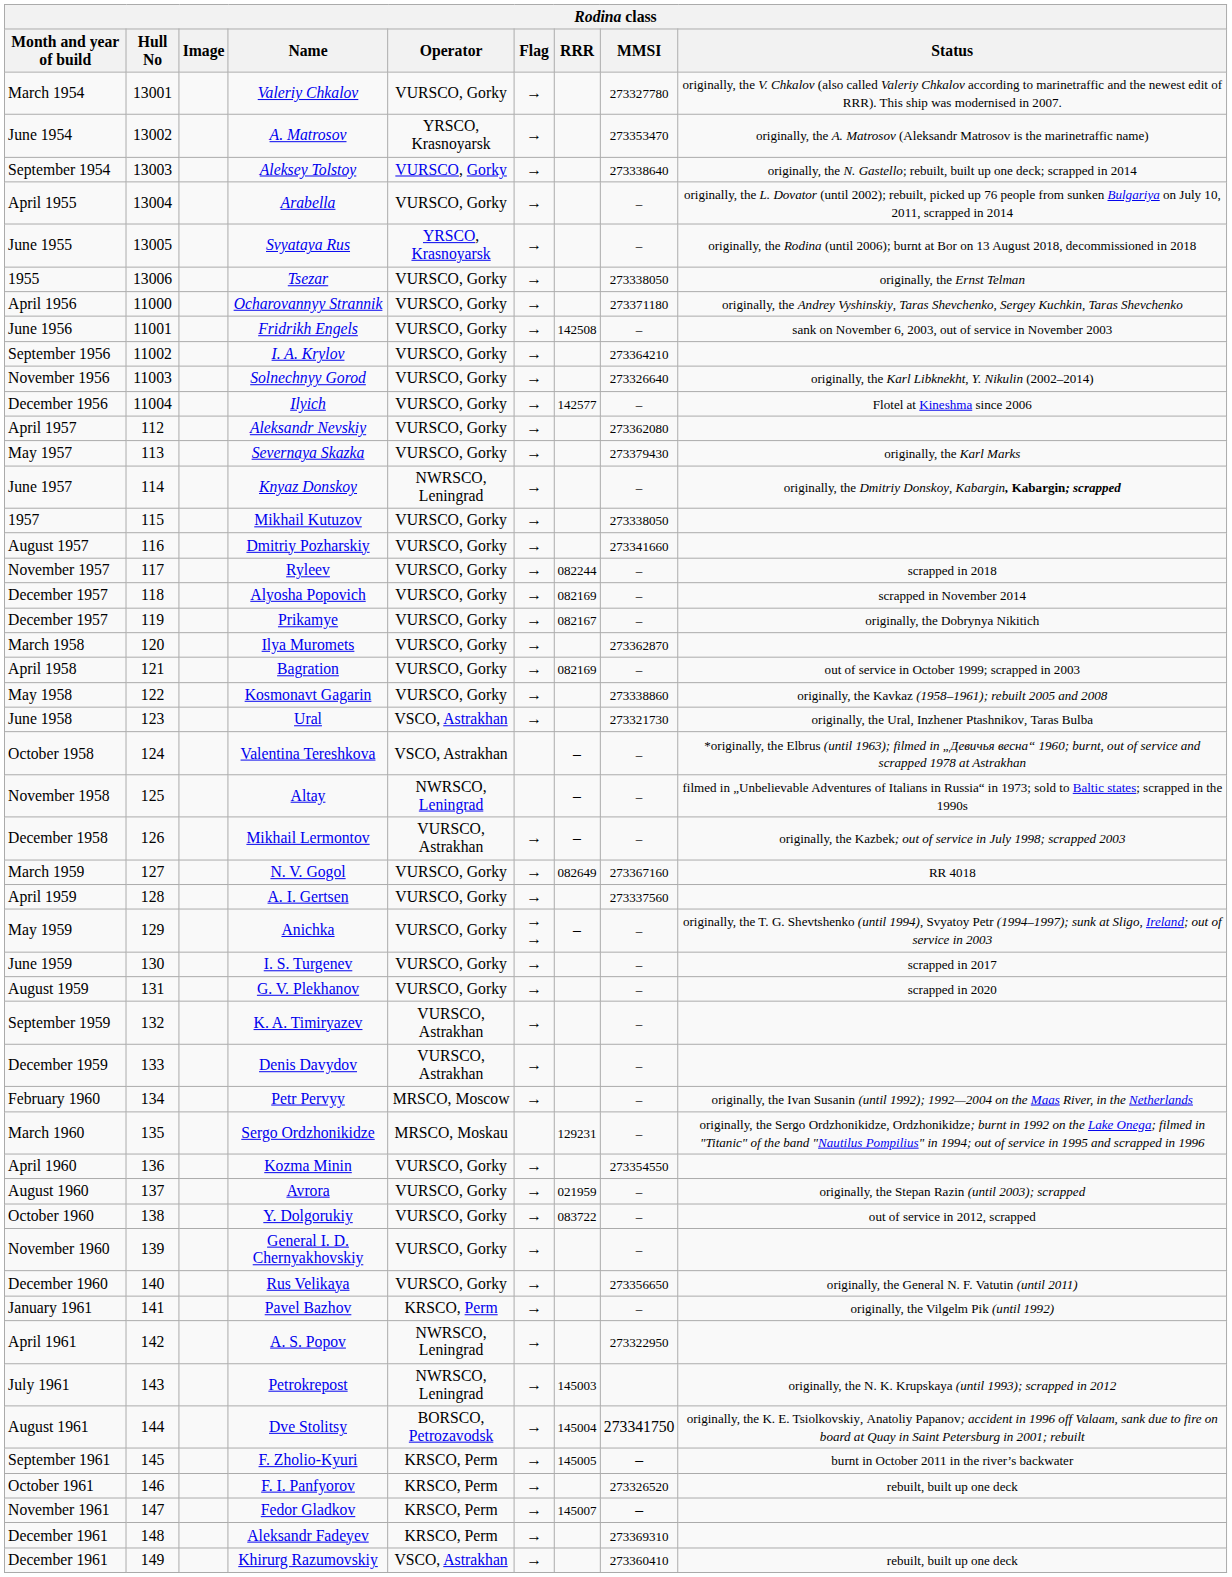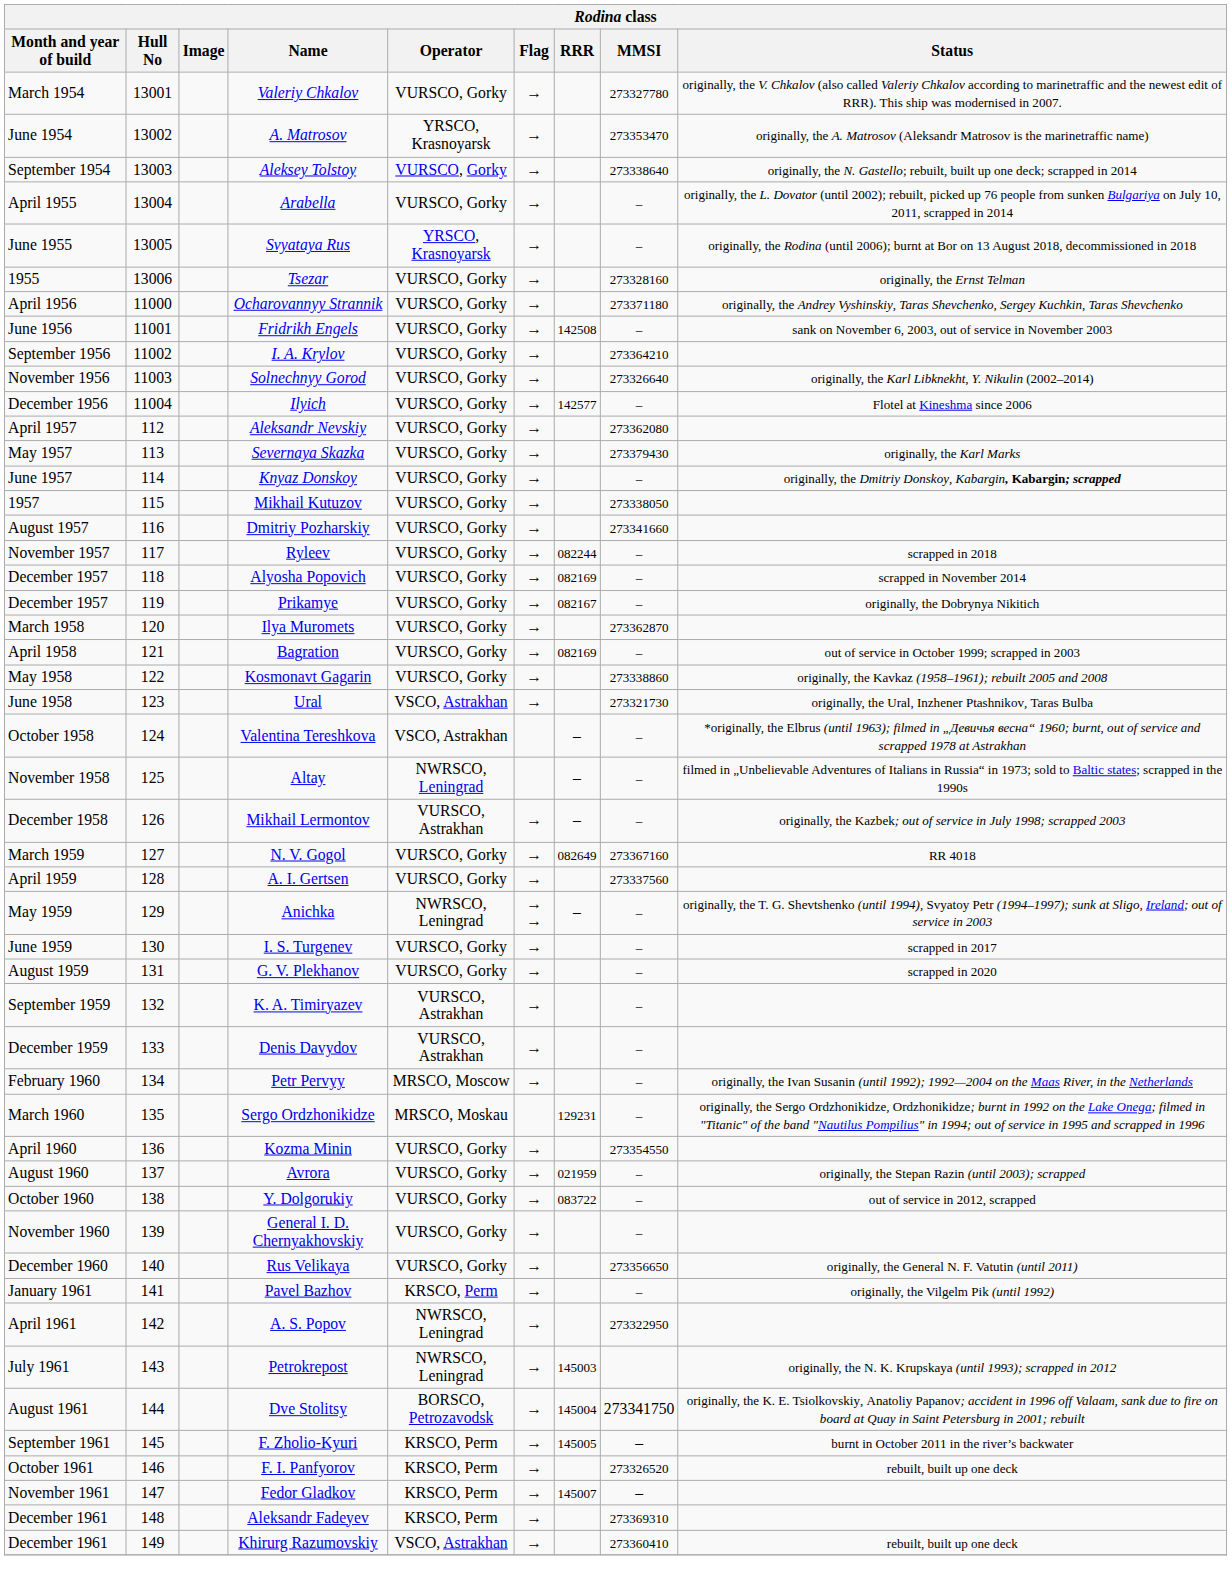(639, 280) 273338050 -> (639, 280) 273328160
(451, 486) NWRSCO, Leningrad -> (451, 478) VURSCO, Gorky
(451, 930) VURSCO, Gorky -> (451, 912) NWRSCO, Leningrad
